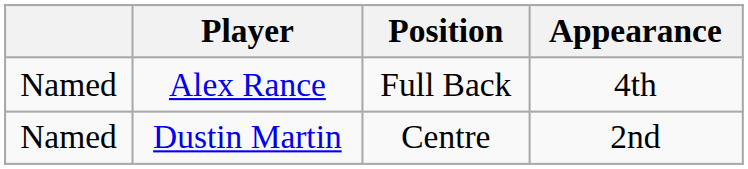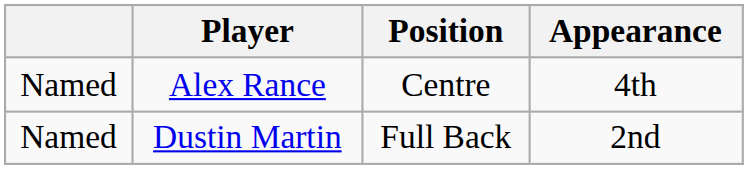(446, 84) Full Back -> (446, 84) Centre
(446, 137) Centre -> (446, 137) Full Back
